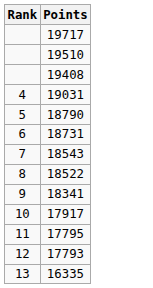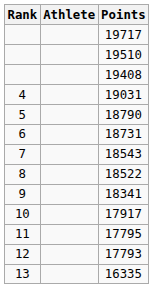+ column: (69, 15)
